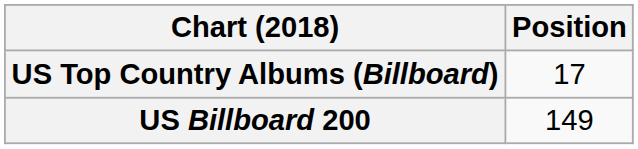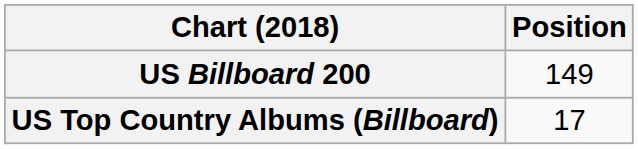rows swapped: (255, 119) <-> (255, 73)
